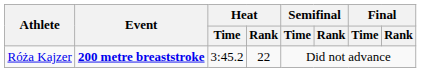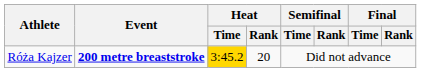(227, 57) no background -> (227, 57) gold background
(264, 57) 22 -> (264, 57) 20
